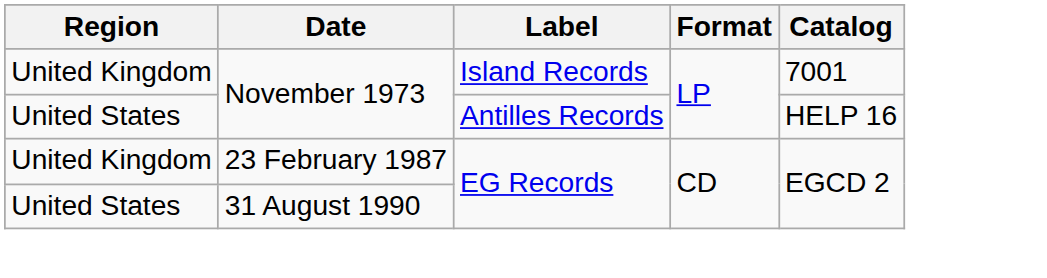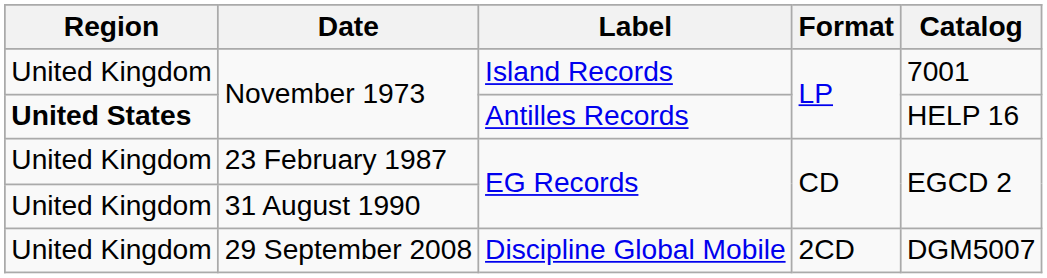(96, 116) normal -> (101, 116) bold
(96, 205) United States -> (112, 205) United Kingdom
+ row: (348, 250)
